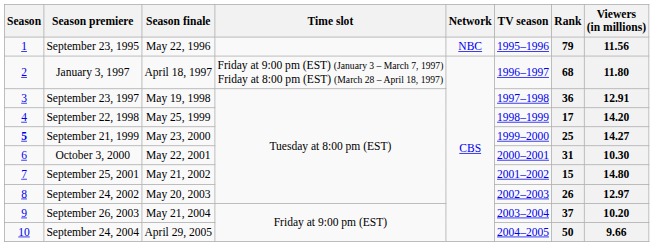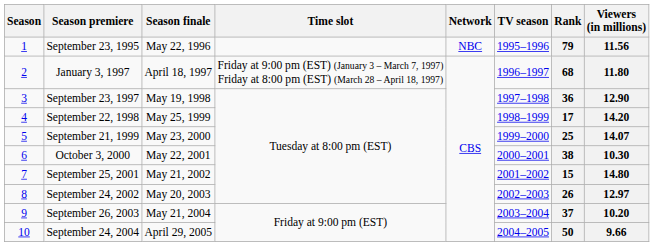(616, 98) 12.91 -> (616, 98) 12.90
(24, 136) bold -> (24, 136) normal
(616, 136) 14.27 -> (616, 136) 14.07
(568, 155) 31 -> (568, 155) 38
